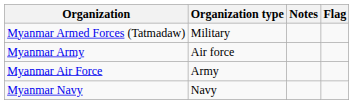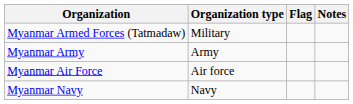columns swapped: (335, 14) <-> (304, 14)
(213, 52) Air force -> (205, 52) Army
(205, 71) Army -> (213, 71) Air force
